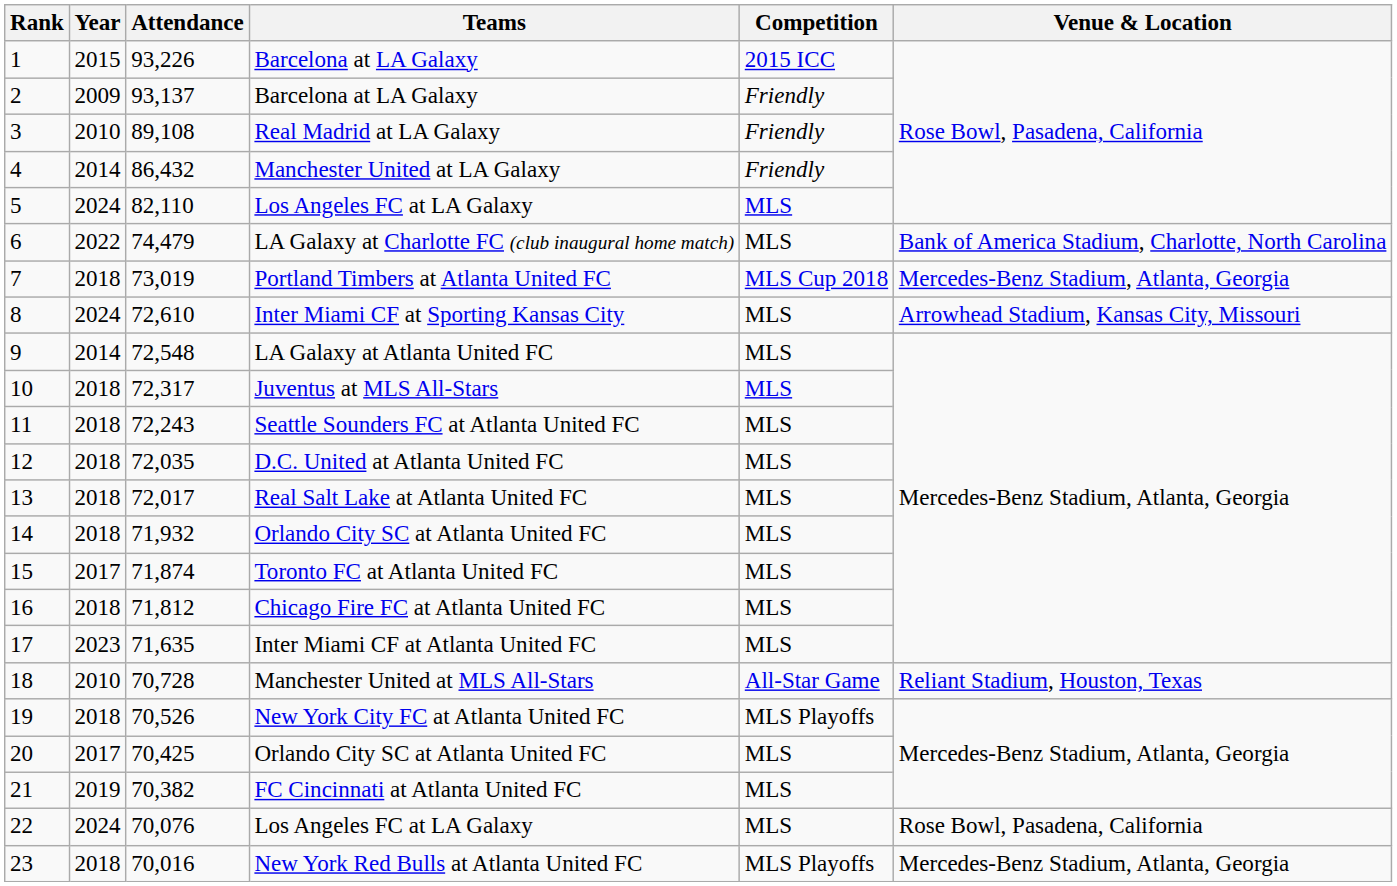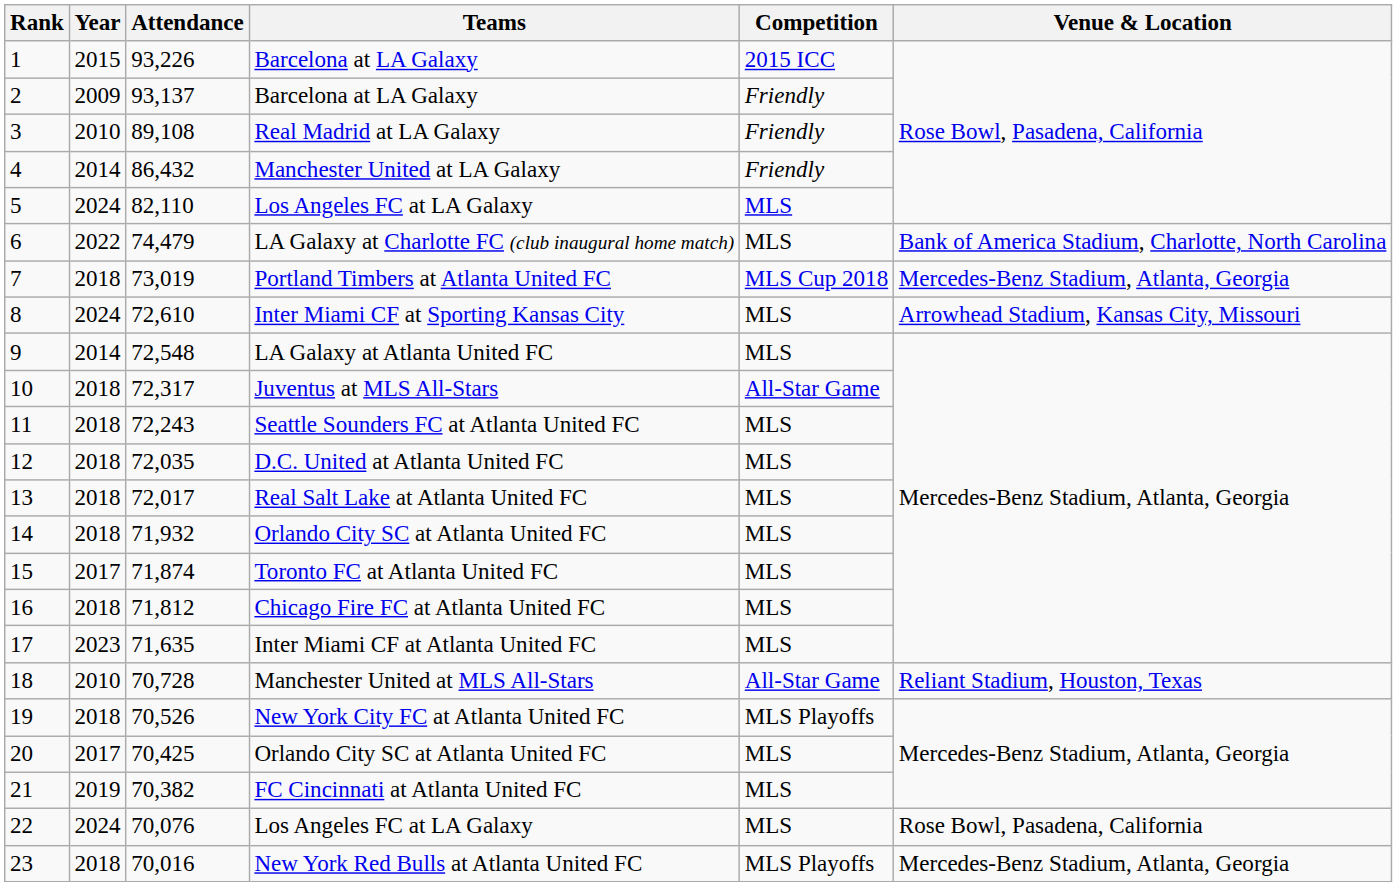(768, 388) MLS -> (812, 388) All-Star Game
